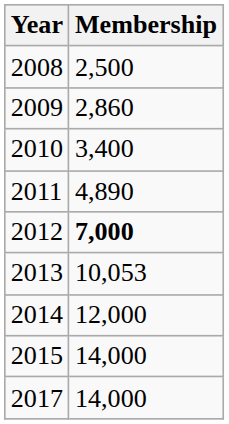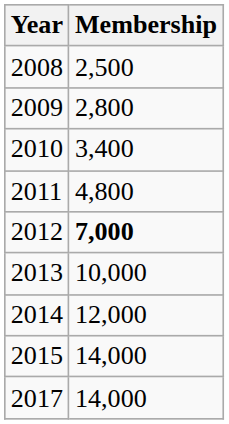(104, 107) 2,860 -> (104, 107) 2,800
(104, 190) 4,890 -> (104, 190) 4,800
(111, 273) 10,053 -> (111, 273) 10,000
